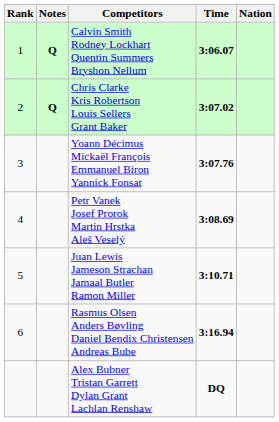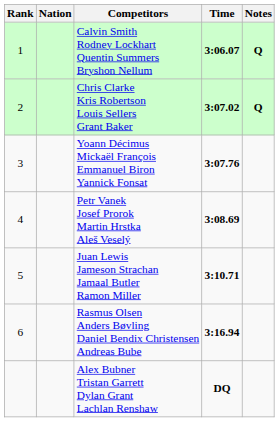columns swapped: (255, 13) <-> (52, 13)
